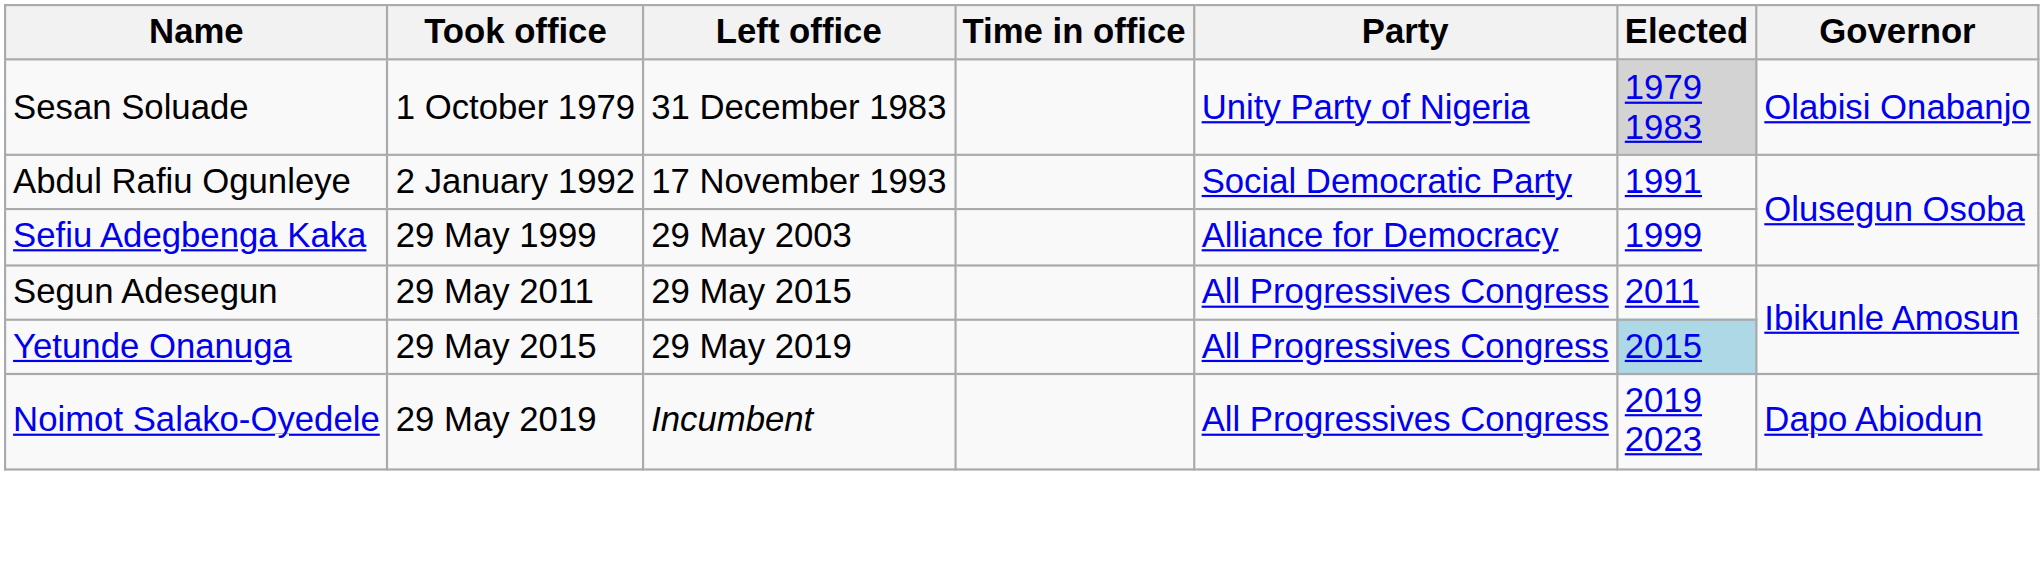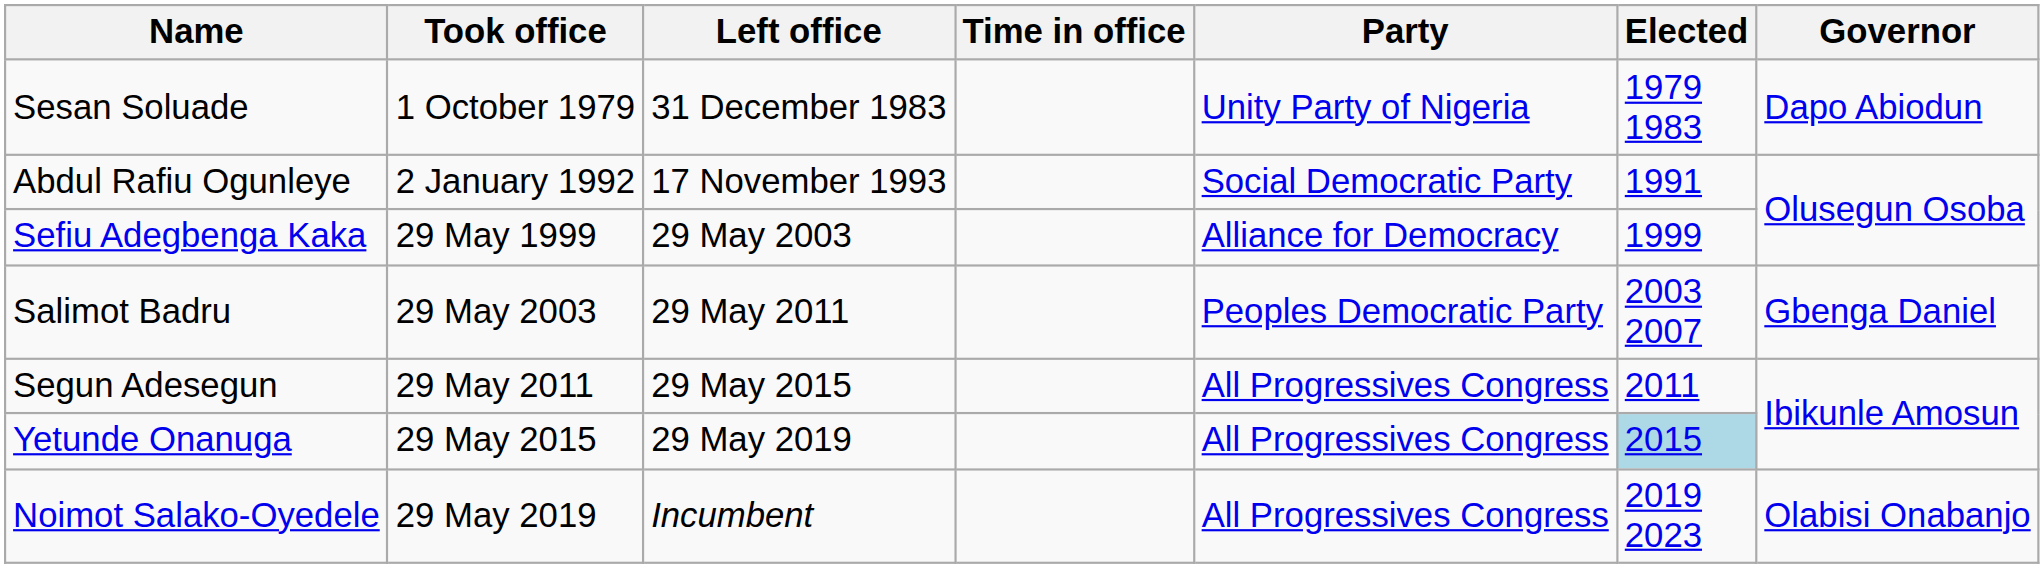(1663, 106) lightgrey background -> (1663, 106) no background
(1897, 106) Olabisi Onabanjo -> (1873, 106) Dapo Abiodun
+ row: (122, 310)
(1873, 421) Dapo Abiodun -> (1897, 515) Olabisi Onabanjo
